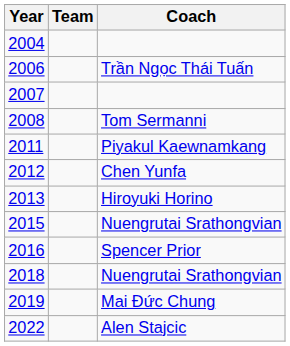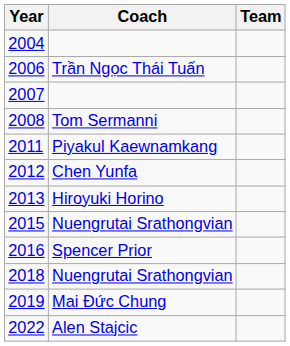columns swapped: (73, 17) <-> (191, 17)
